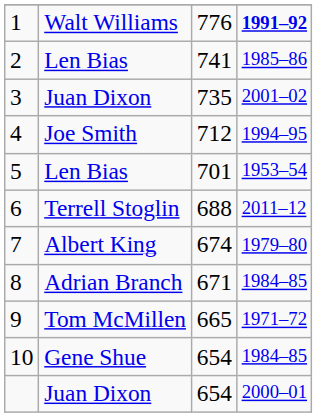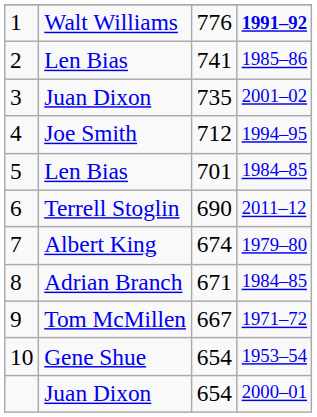(274, 171) 1953–54 -> (274, 171) 1984–85
(214, 208) 688 -> (214, 208) 690
(214, 319) 665 -> (214, 319) 667
(274, 356) 1984–85 -> (274, 356) 1953–54
